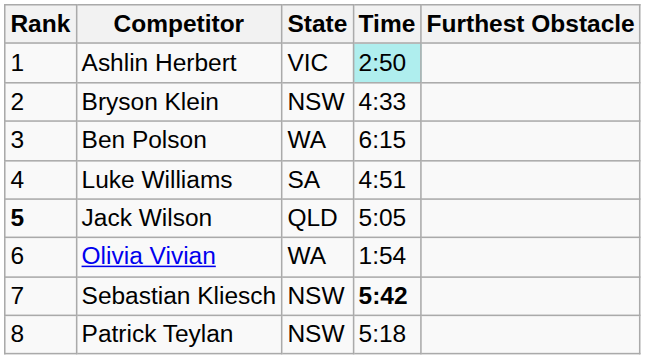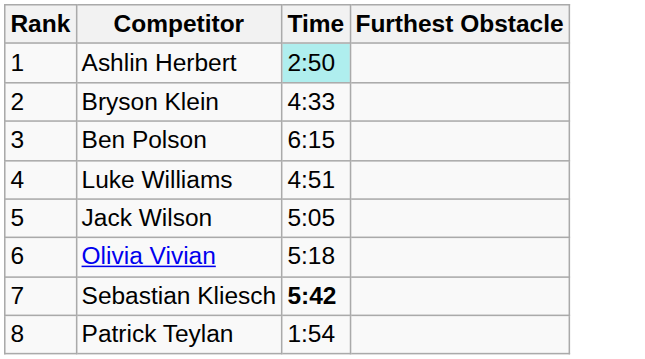- column: (317, 23)
(17, 218) bold -> (17, 218) normal
(382, 256) 1:54 -> (311, 256) 5:18
(382, 334) 5:18 -> (311, 334) 1:54
